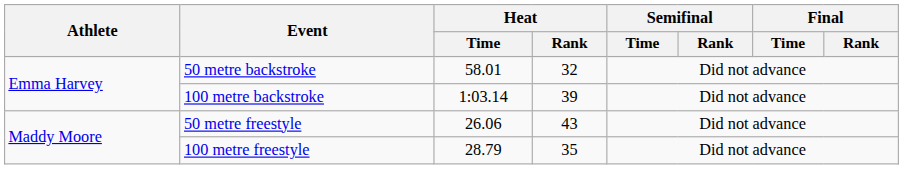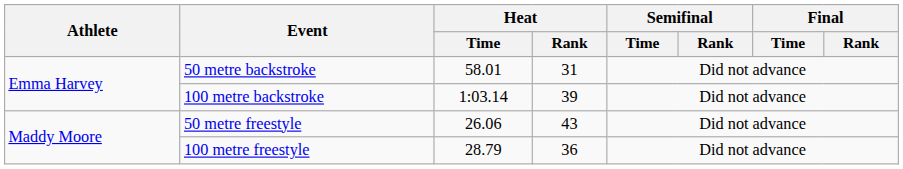(570, 70) 32 -> (570, 70) 31
(570, 151) 35 -> (570, 151) 36
